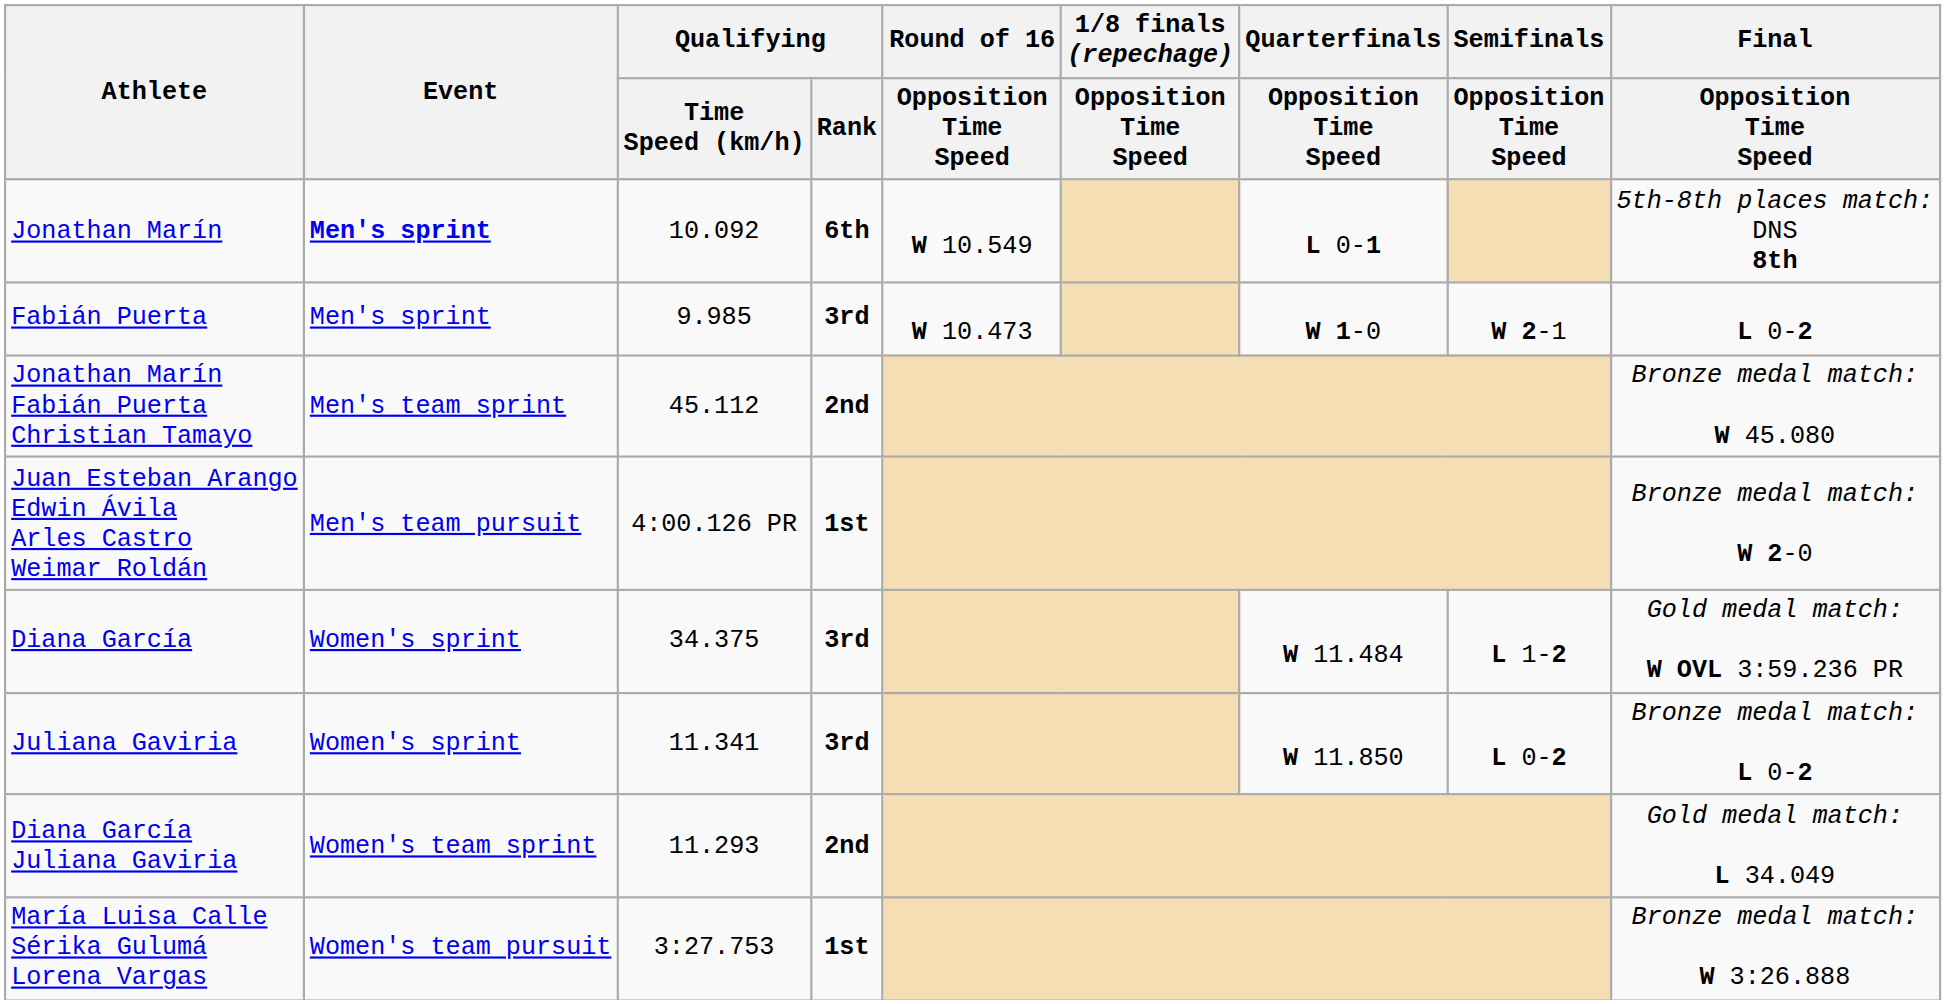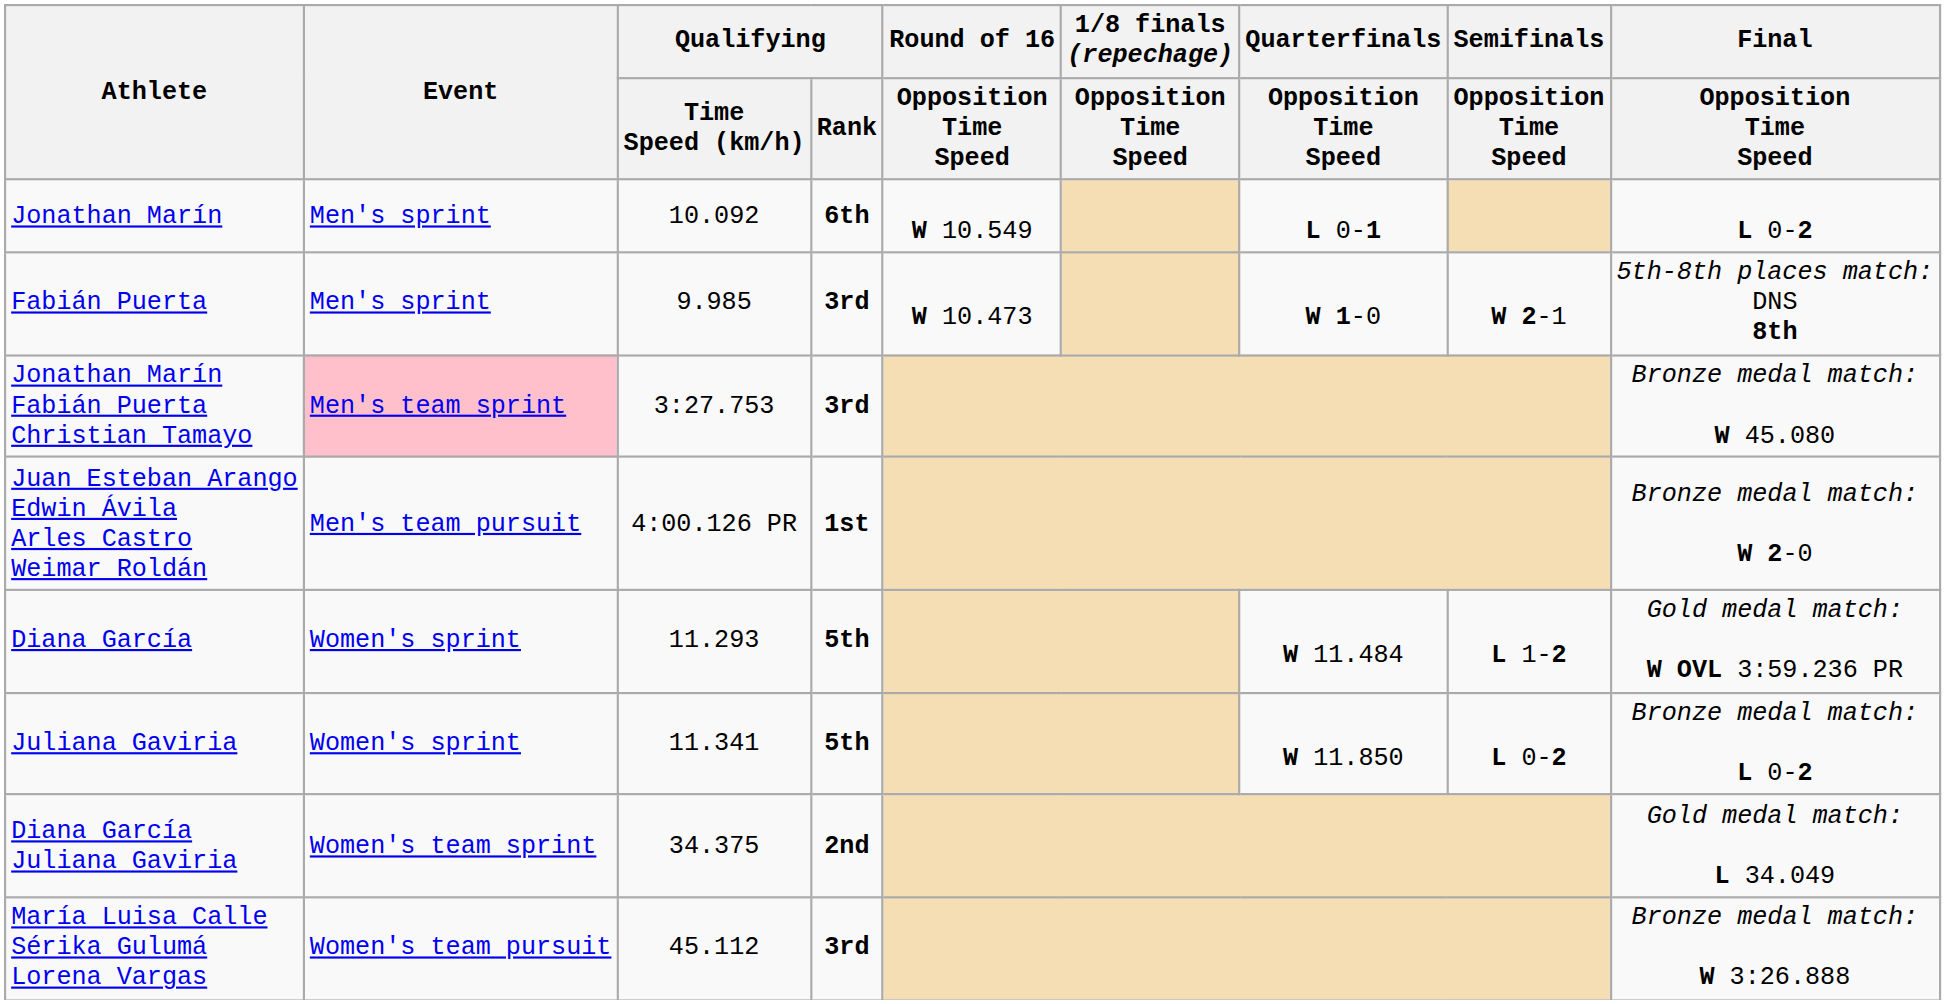(400, 231) bold -> (400, 216) normal
(1775, 231) 5th-8th places match: DNS 8th -> (1775, 231) L 0-2
(1775, 333) L 0-2 -> (1775, 303) 5th-8th places match: DNS 8th
(438, 406) no background -> (438, 406) pink background
(714, 406) 45.112 -> (714, 406) 3:27.753
(847, 406) 2nd -> (847, 406) 3rd
(714, 641) 34.375 -> (714, 641) 11.293
(847, 641) 3rd -> (847, 641) 5th
(847, 743) 3rd -> (847, 743) 5th
(714, 846) 11.293 -> (714, 846) 34.375
(714, 948) 3:27.753 -> (714, 948) 45.112
(847, 948) 1st -> (847, 948) 3rd
